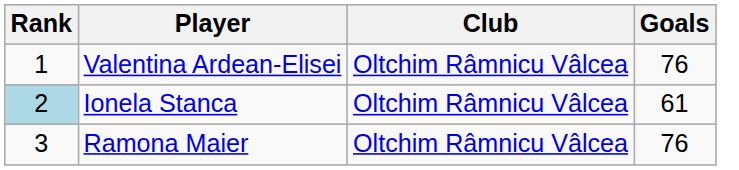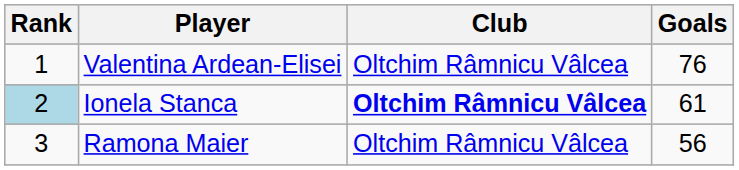(491, 104) normal -> (500, 104) bold
(675, 143) 76 -> (693, 143) 56
